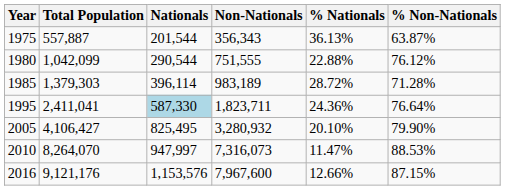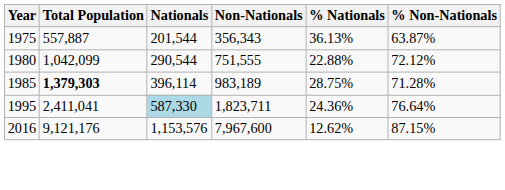(413, 60) 76.12% -> (413, 60) 72.12%
(71, 83) normal -> (71, 83) bold
(331, 83) 28.72% -> (331, 83) 28.75%
- row: (22, 128)
- row: (22, 151)
(331, 173) 12.66% -> (331, 128) 12.62%
